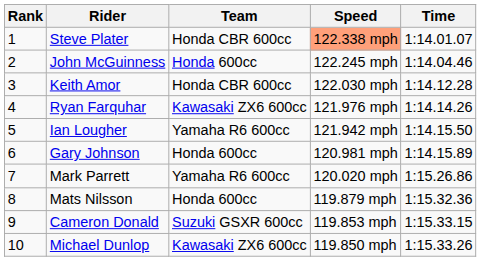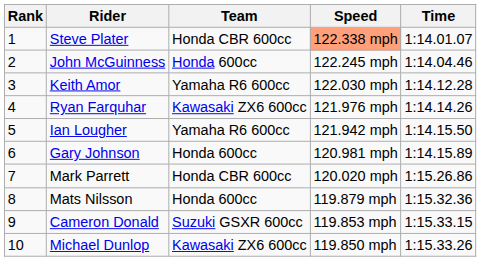(232, 85) Honda CBR 600cc -> (231, 85) Yamaha R6 600cc
(231, 176) Yamaha R6 600cc -> (232, 176) Honda CBR 600cc
